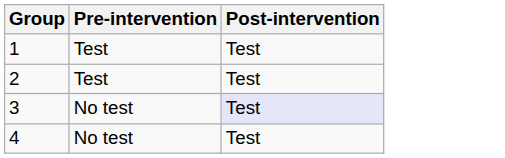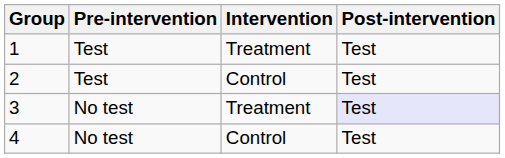+ column: (279, 19)
